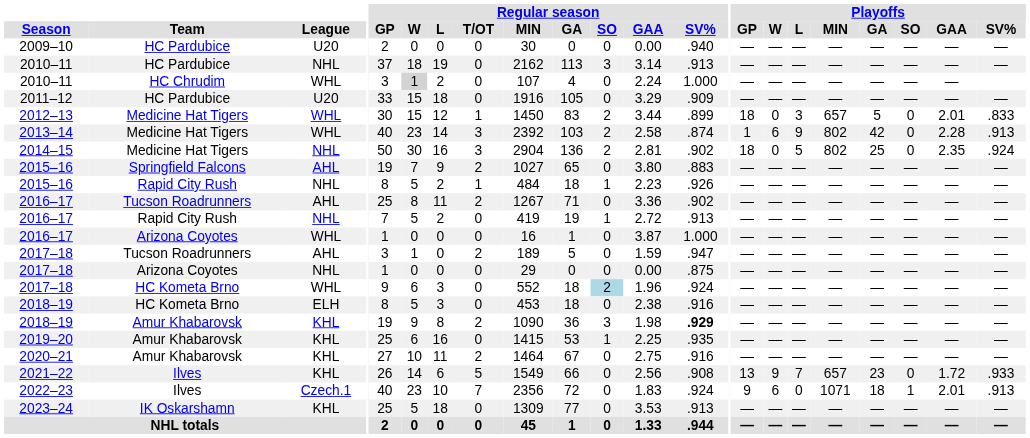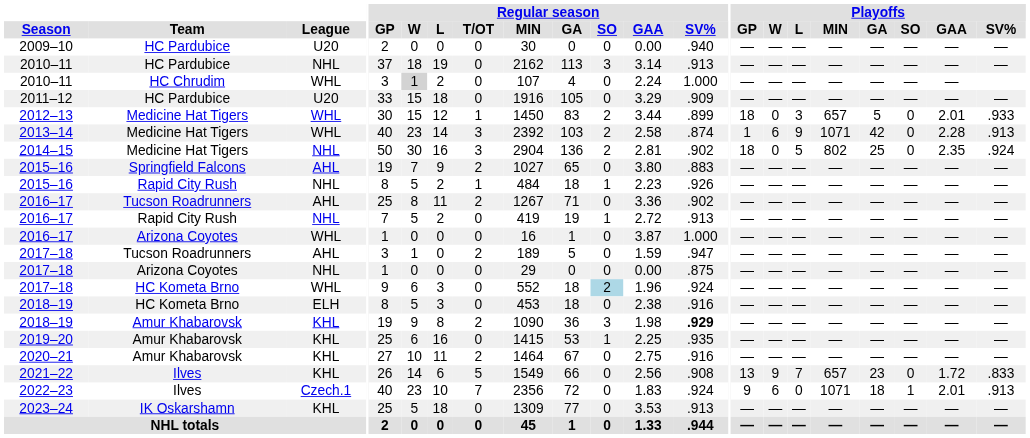(1001, 115) .833 -> (1001, 115) .933
(835, 133) 802 -> (835, 133) 1071
(1001, 373) .933 -> (1001, 373) .833
